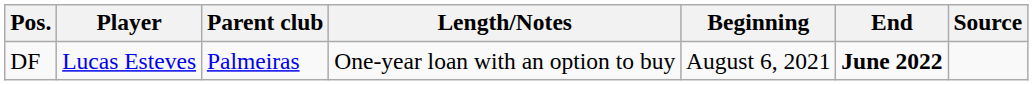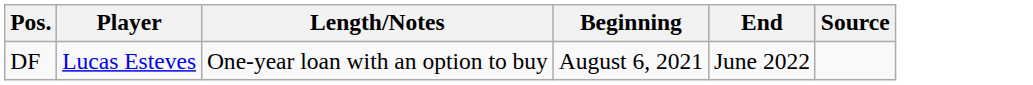- column: (265, 23)
(892, 60) bold -> (762, 60) normal
